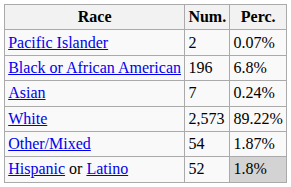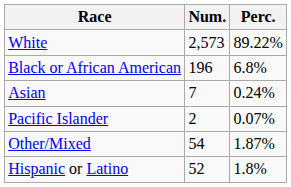rows swapped: (28, 118) <-> (58, 42)
(250, 169) lightgrey background -> (250, 169) no background
